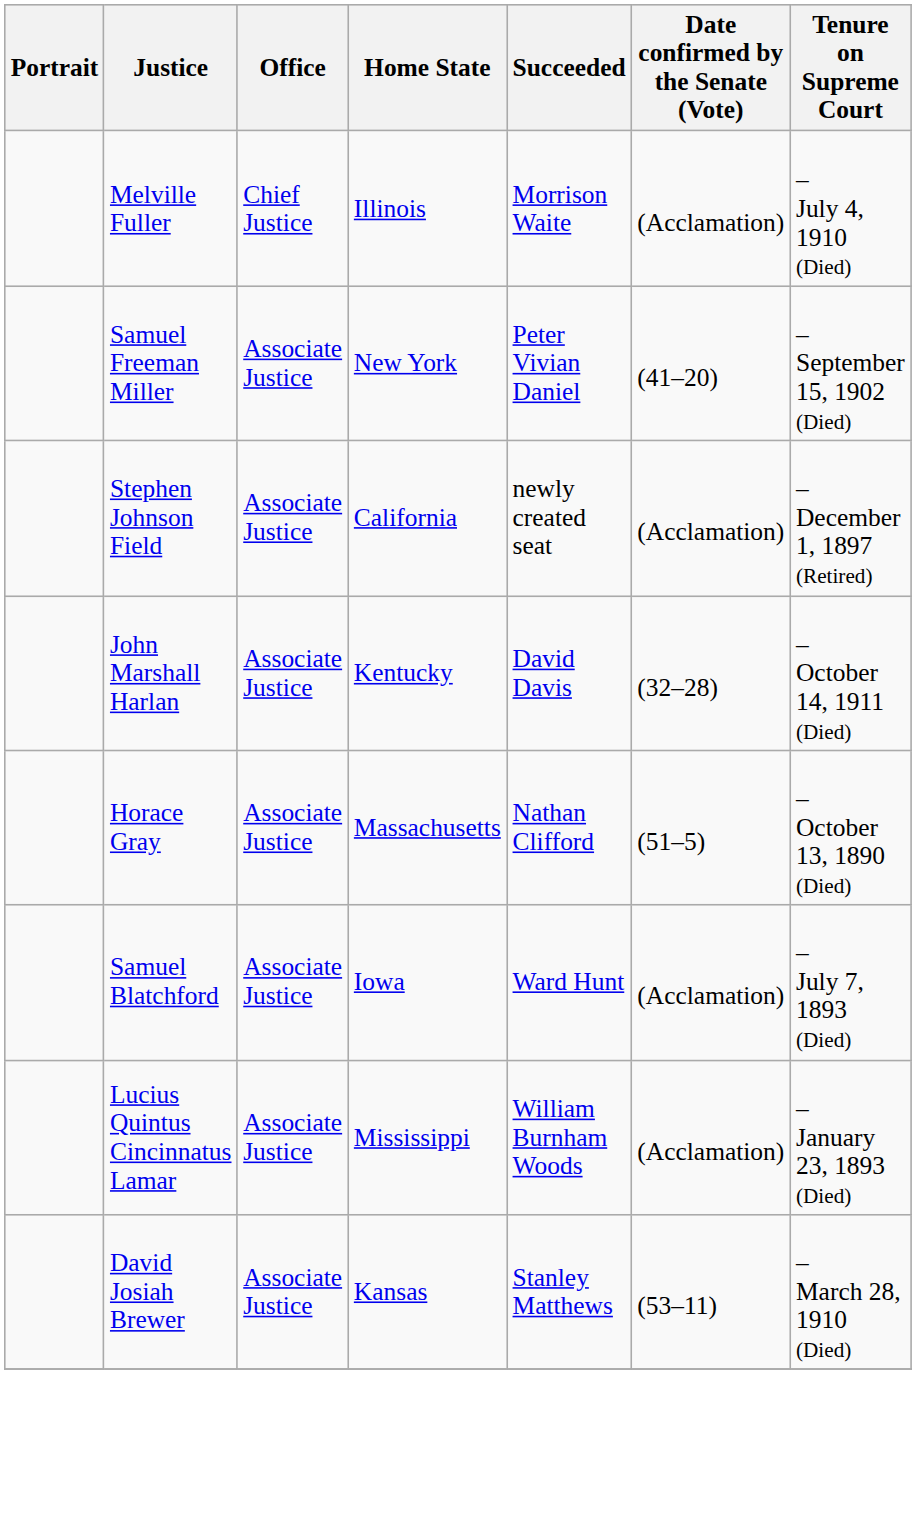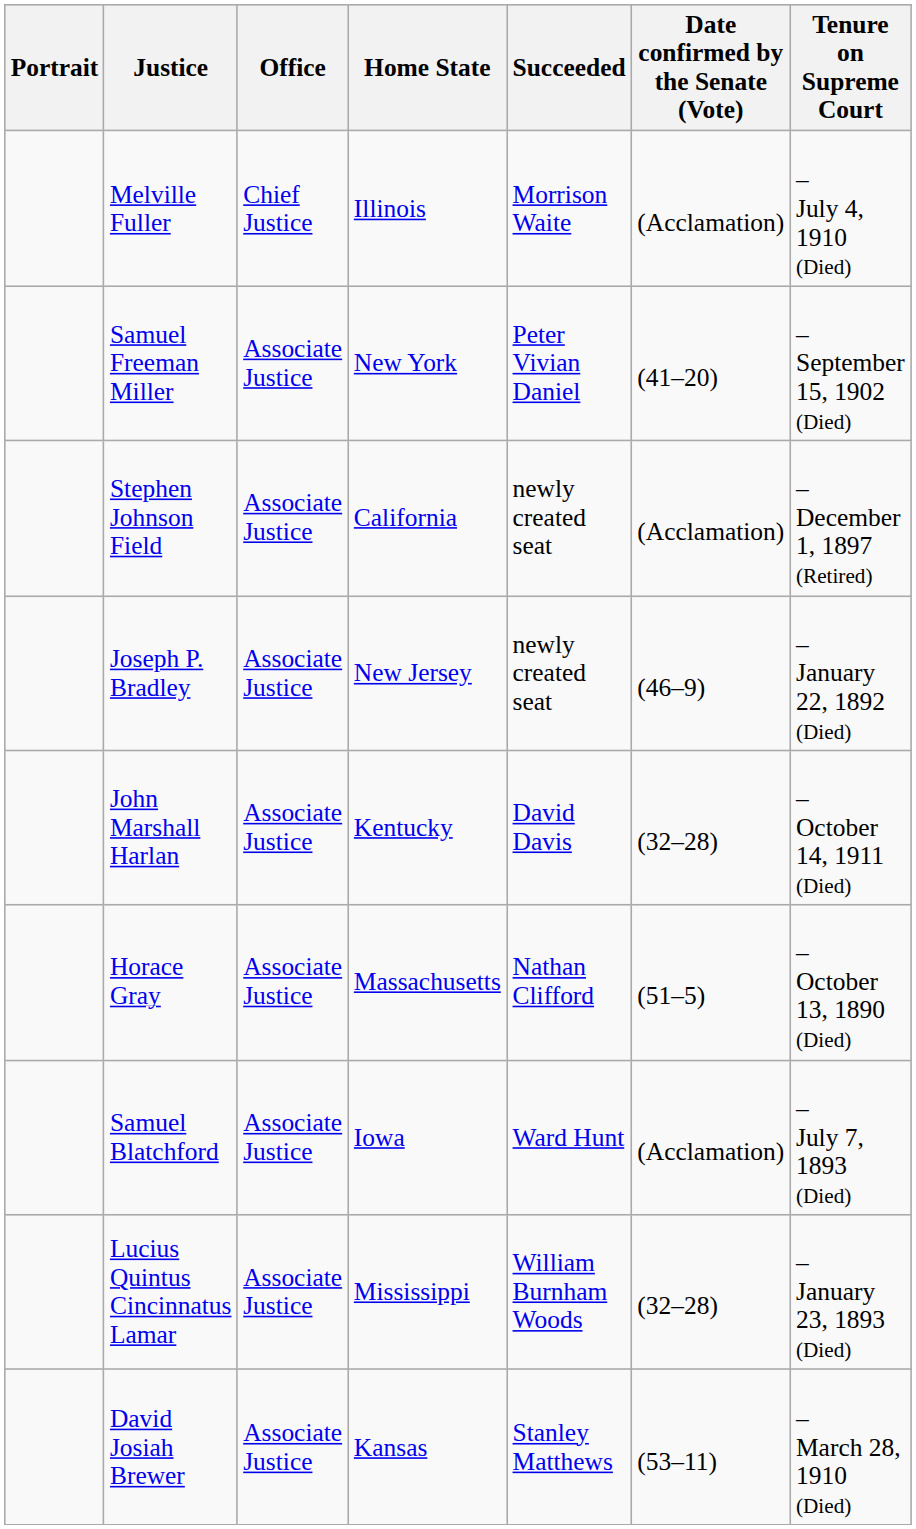+ row: (157, 672)
(711, 1151) (Acclamation) -> (678, 1306) (32–28)
